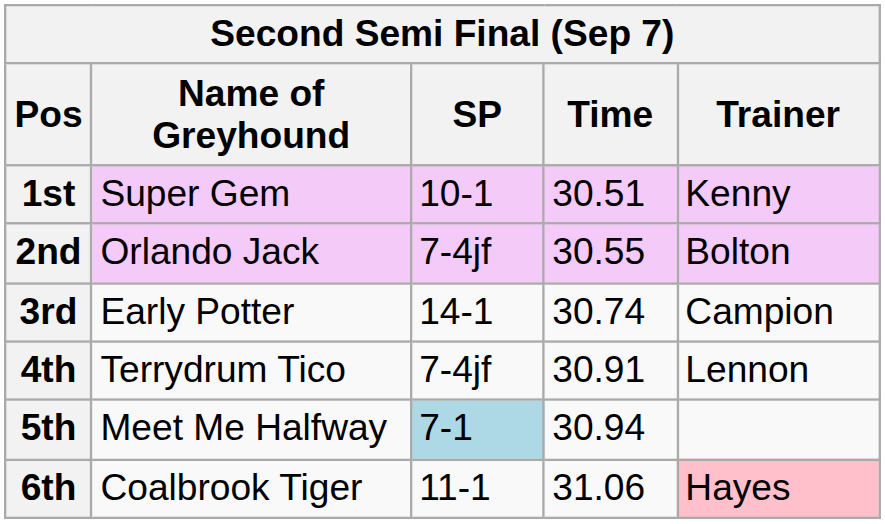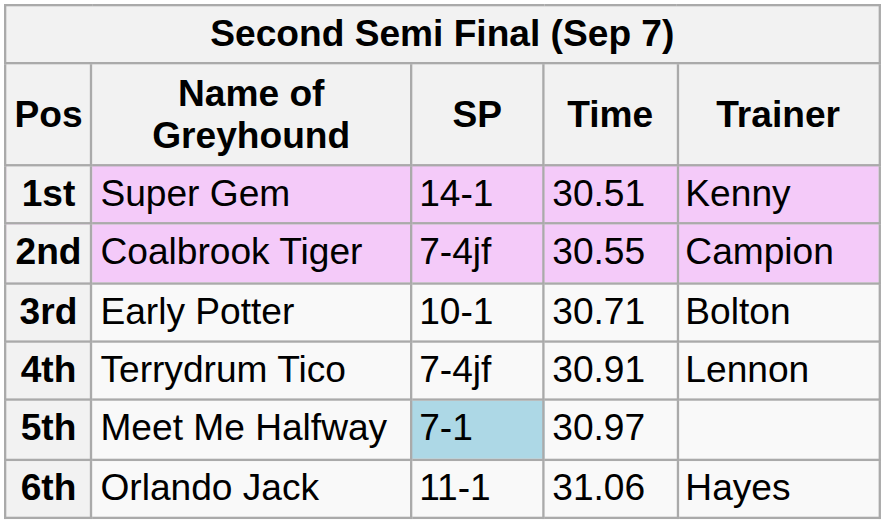(456, 193) 10-1 -> (456, 193) 14-1
(210, 252) Orlando Jack -> (231, 252) Coalbrook Tiger
(738, 252) Bolton -> (760, 252) Campion
(456, 311) 14-1 -> (456, 311) 10-1
(599, 311) 30.74 -> (599, 311) 30.71
(760, 311) Campion -> (738, 311) Bolton
(599, 428) 30.94 -> (599, 428) 30.97
(231, 487) Coalbrook Tiger -> (210, 487) Orlando Jack
(738, 487) pink background -> (738, 487) no background
